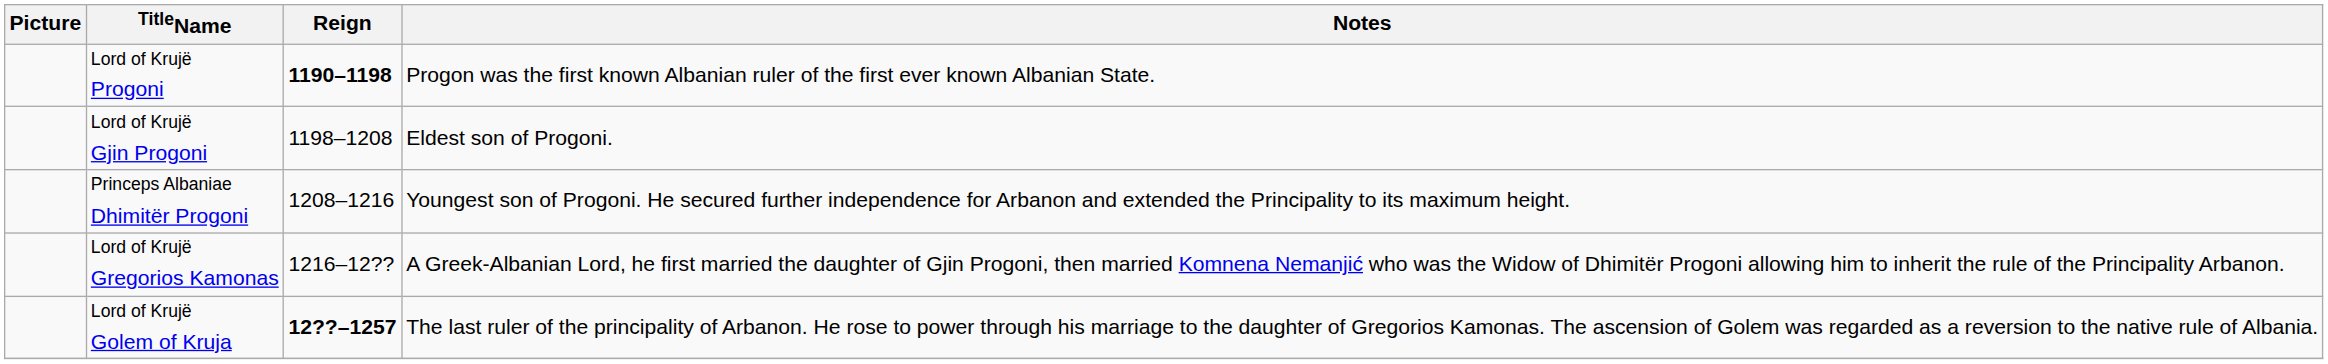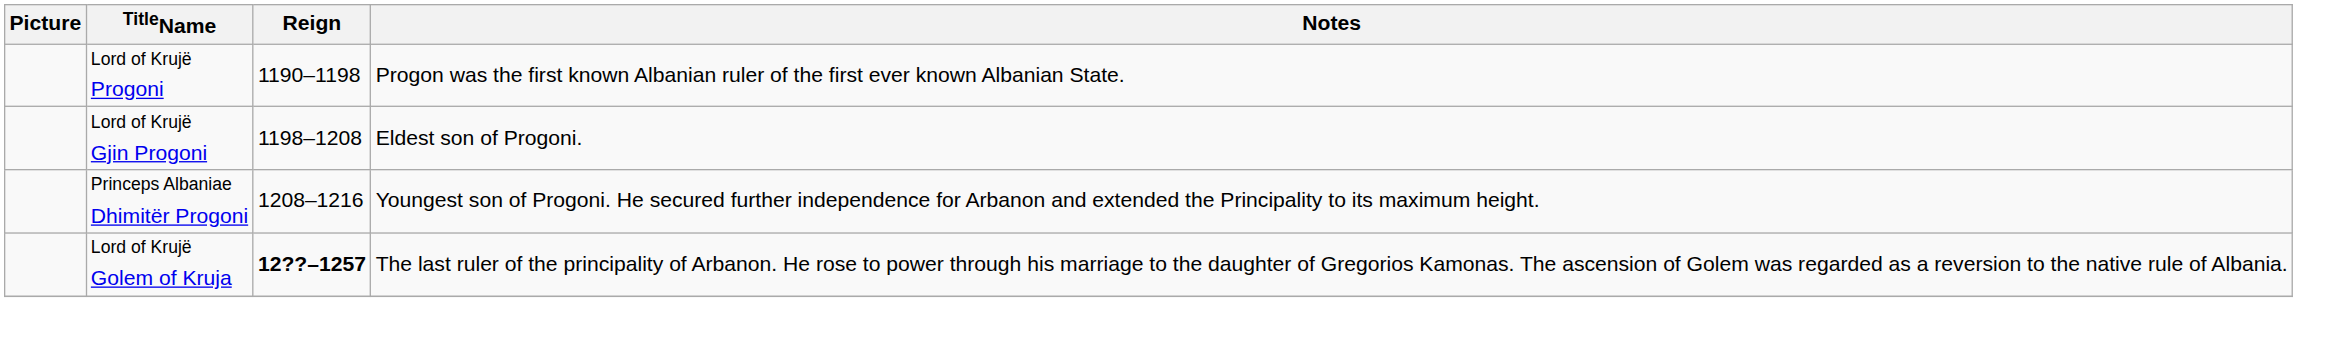(340, 75) bold -> (309, 75) normal
- row: (185, 264)
